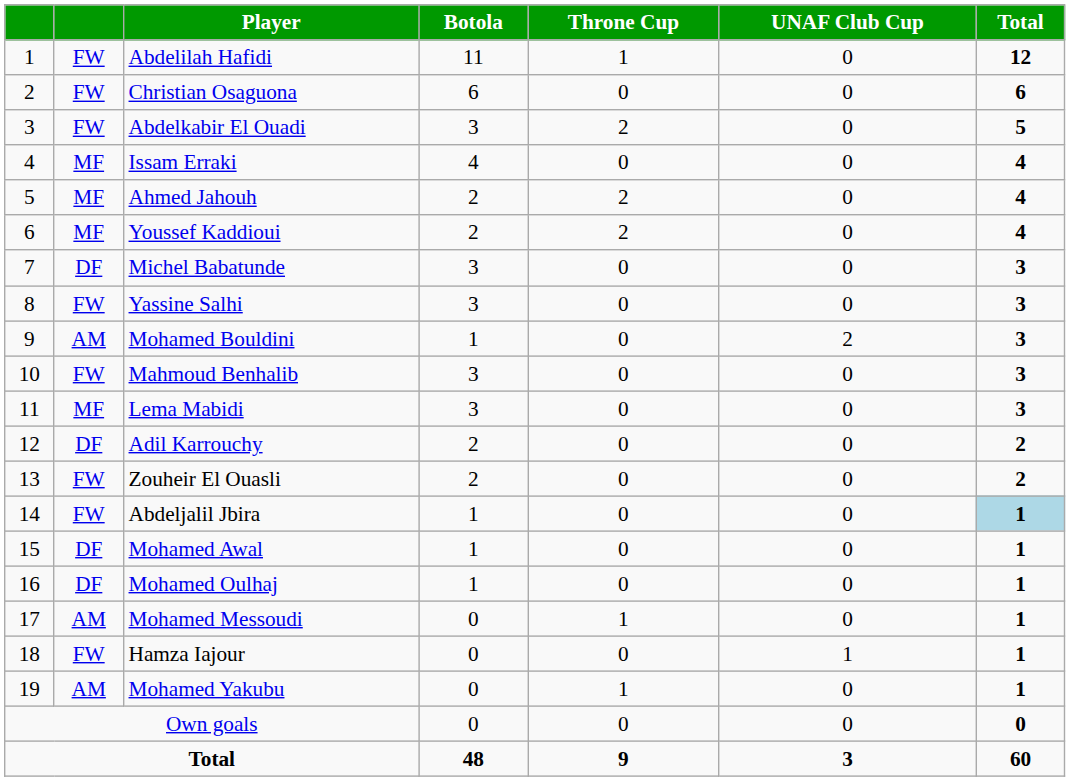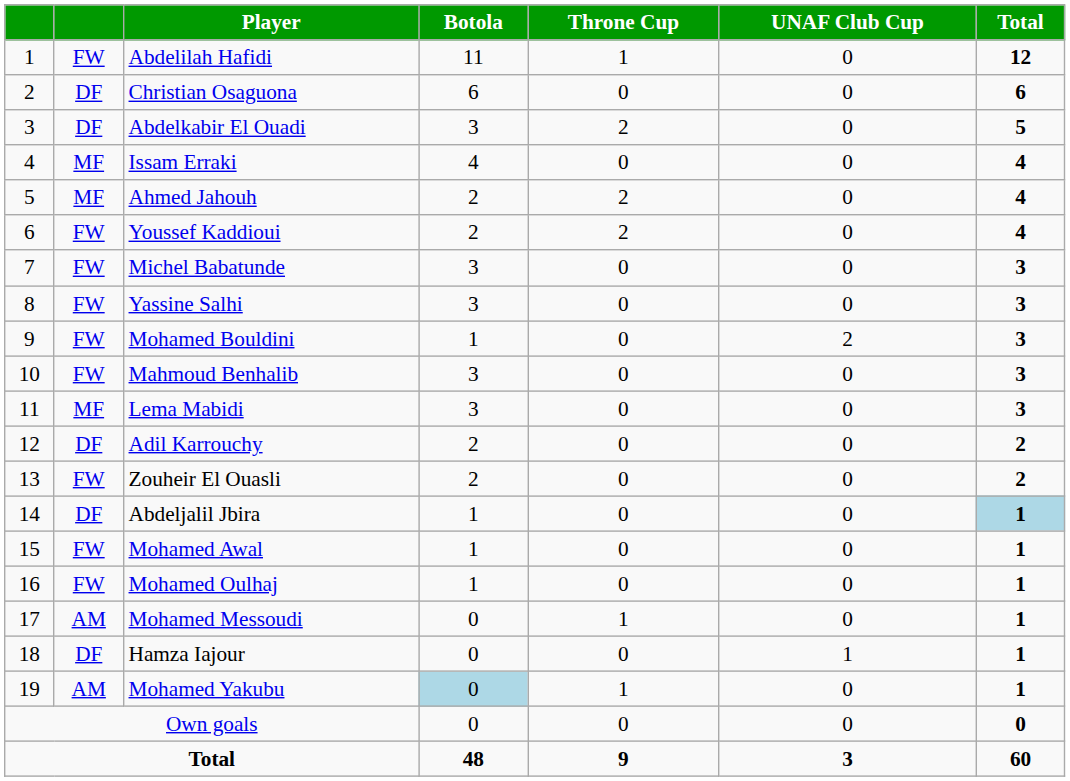(89, 92) FW -> (89, 92) DF
(89, 127) FW -> (89, 127) DF
(89, 232) MF -> (89, 232) FW
(89, 267) DF -> (89, 267) FW
(89, 338) AM -> (89, 338) FW
(89, 513) FW -> (89, 513) DF
(89, 548) DF -> (89, 548) FW
(89, 583) DF -> (89, 583) FW
(89, 653) FW -> (89, 653) DF
(473, 688) no background -> (473, 688) lightblue background
